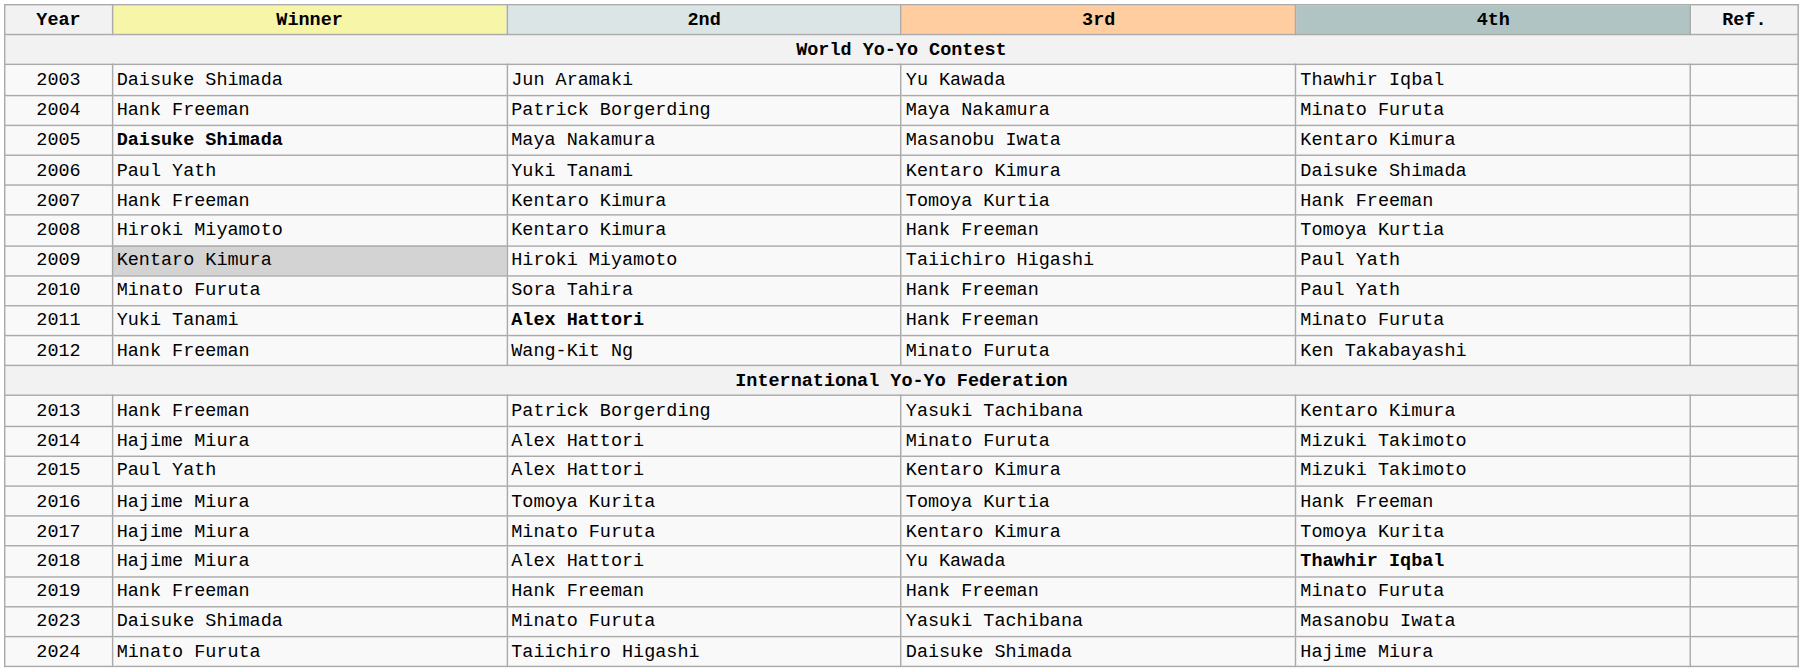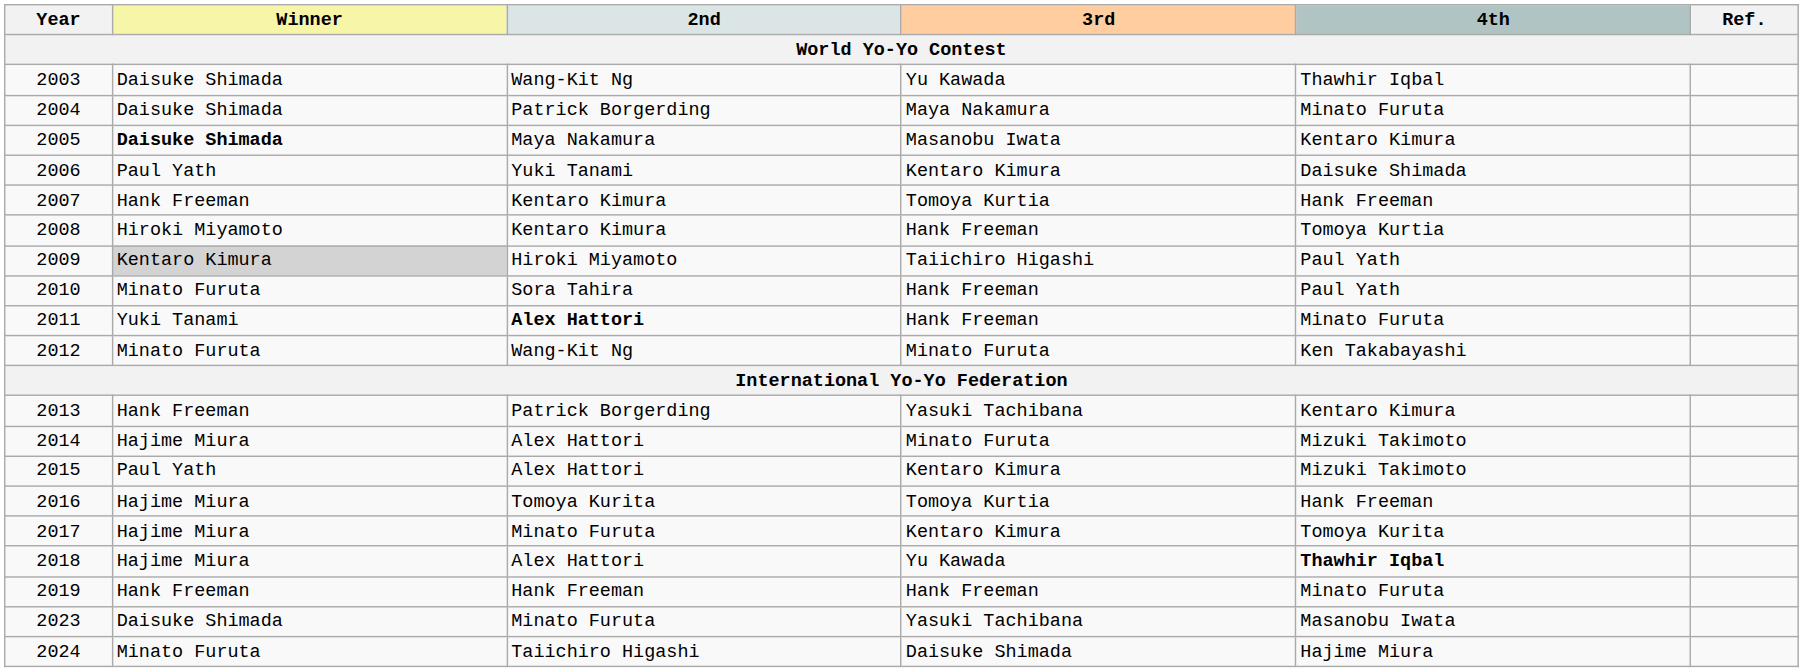(572, 80) Jun Aramaki -> (572, 80) Wang-Kit Ng
(183, 110) Hank Freeman -> (200, 110) Daisuke Shimada
(183, 351) Hank Freeman -> (189, 351) Minato Furuta
